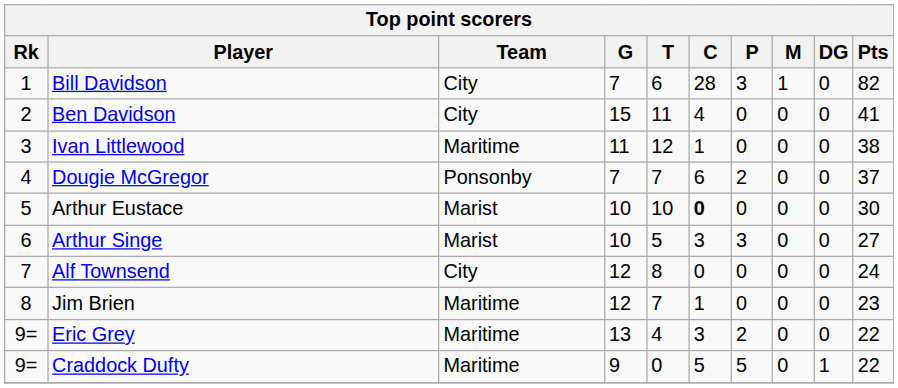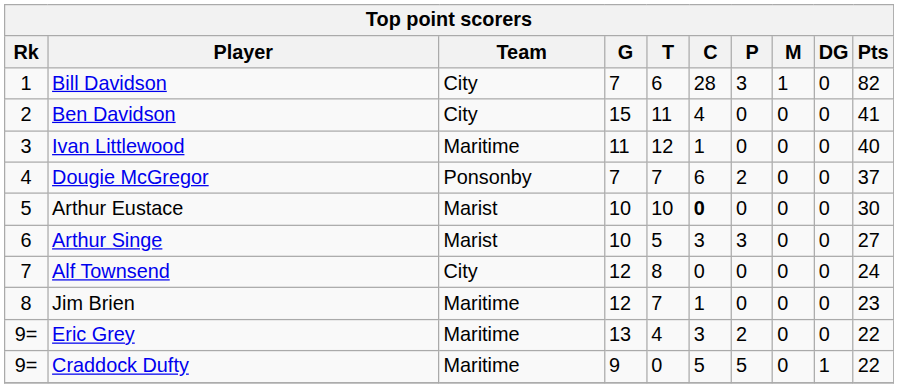(869, 146) 38 -> (869, 146) 40
